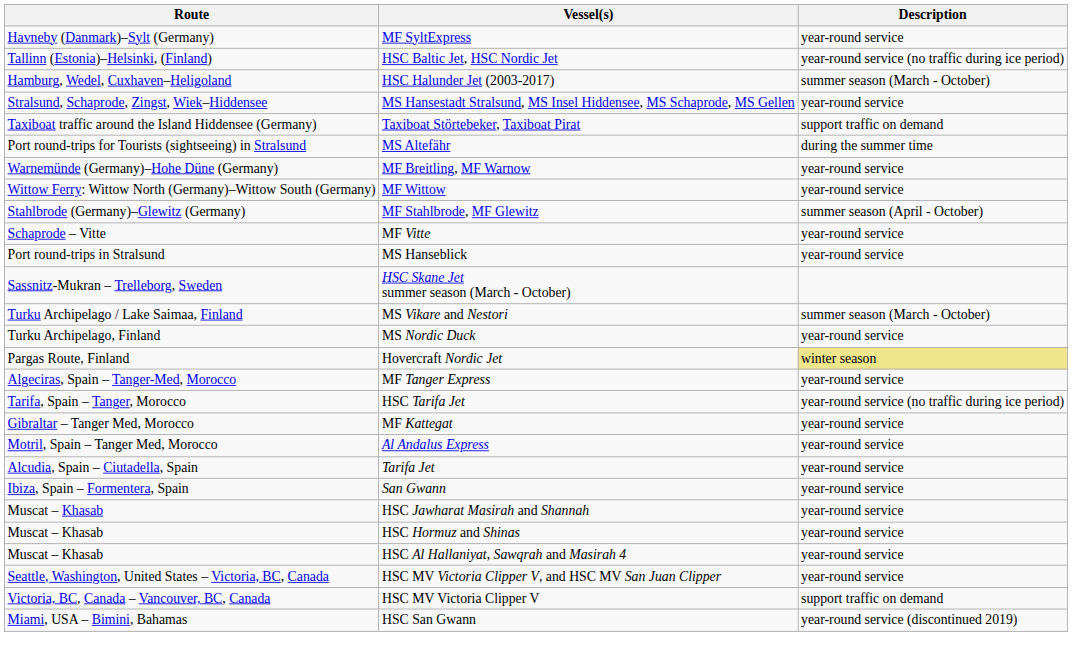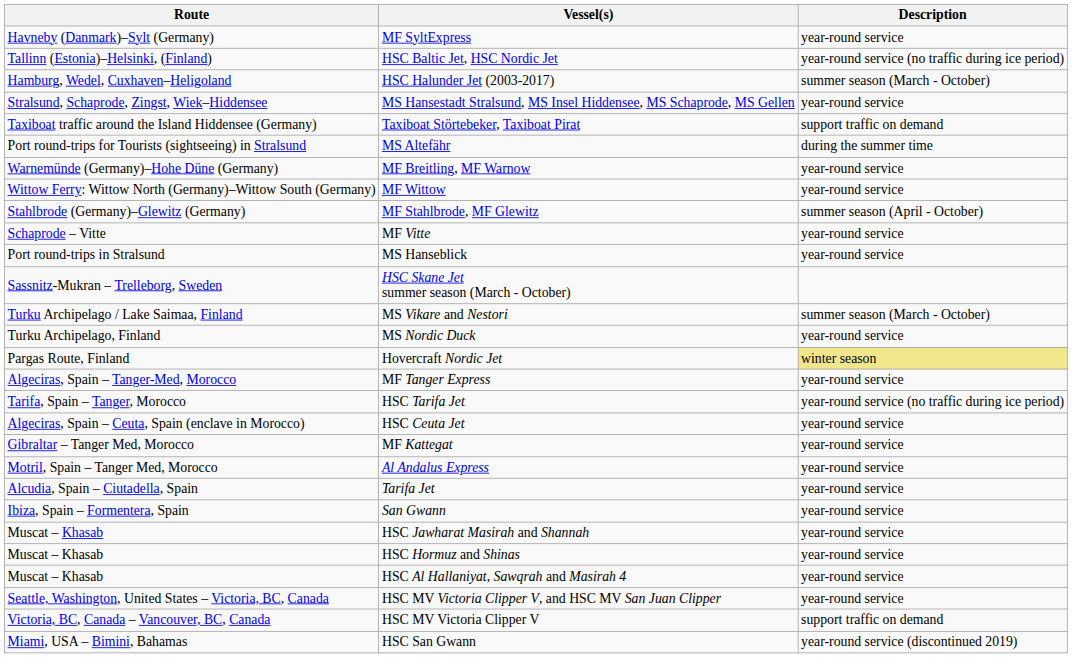+ row: (423, 423)
